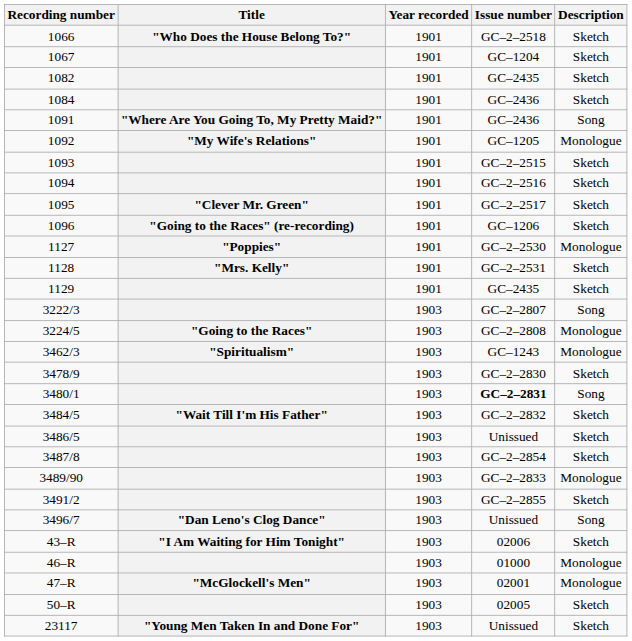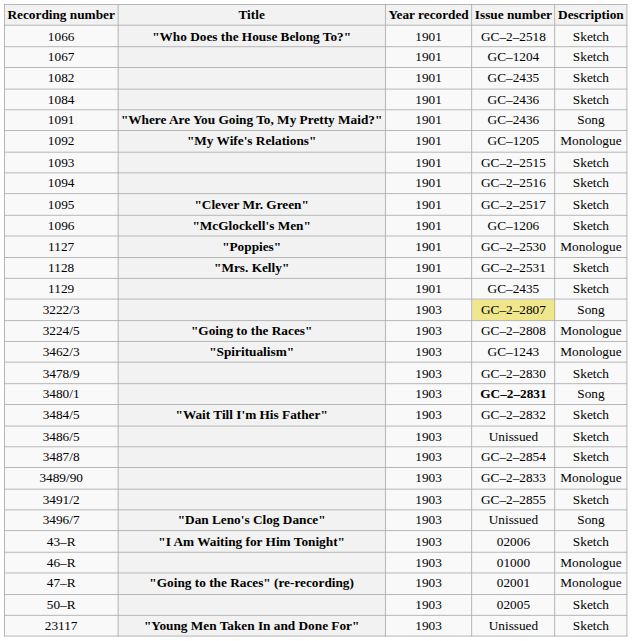(252, 225) "Going to the Races" (re-recording) -> (252, 225) "McGlockell's Men"
(513, 309) no background -> (513, 309) khaki background
(252, 583) "McGlockell's Men" -> (252, 583) "Going to the Races" (re-recording)
